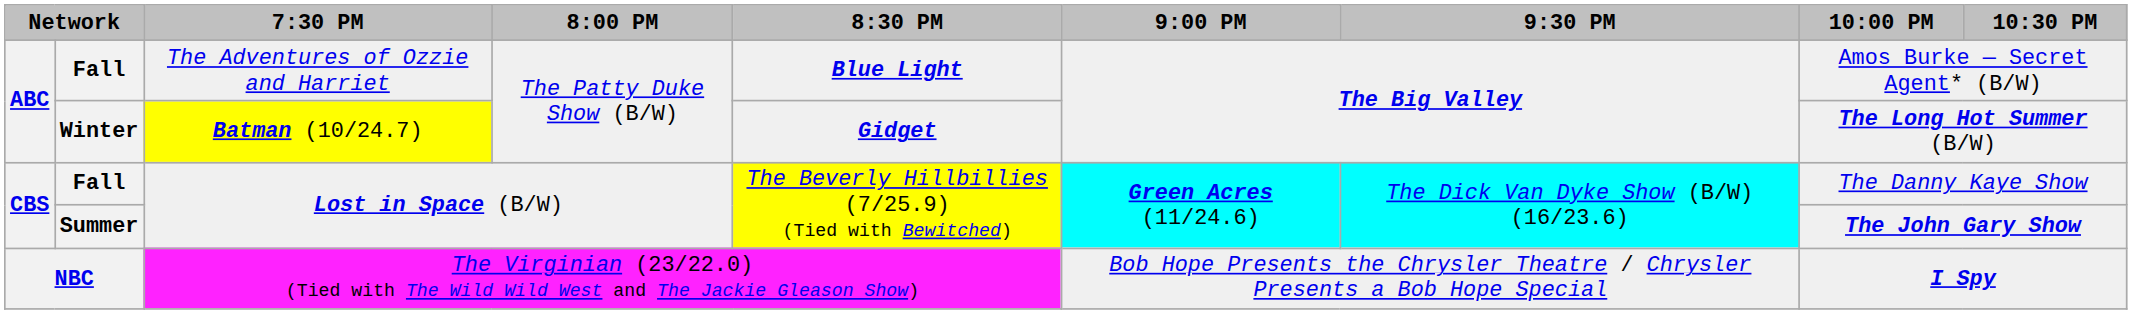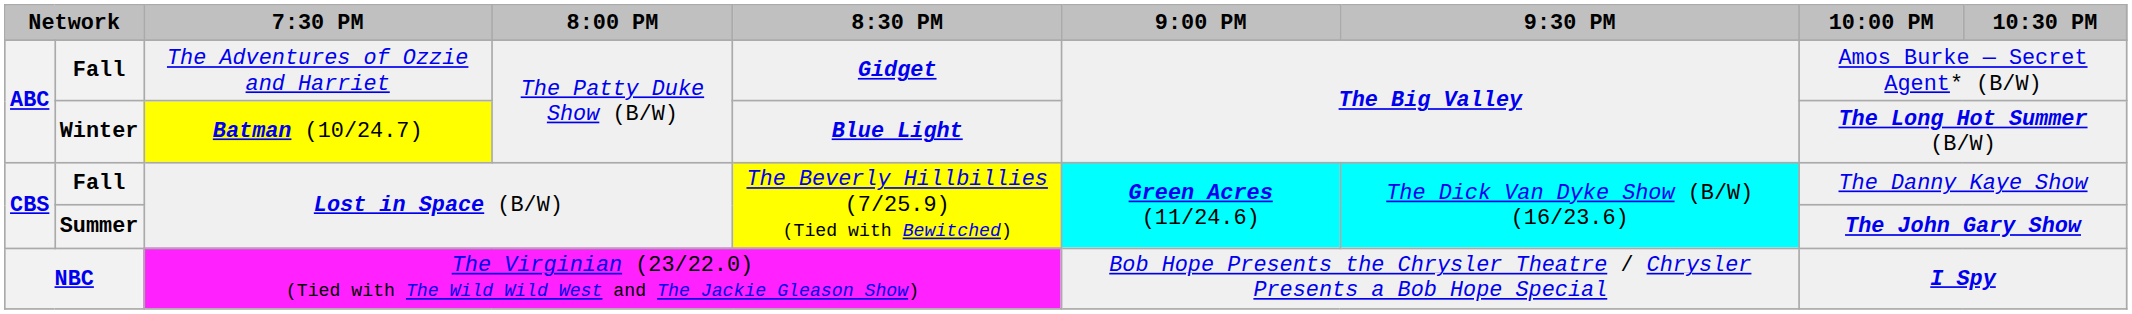(897, 71) Blue Light -> (897, 71) Gidget
(897, 132) Gidget -> (897, 132) Blue Light
